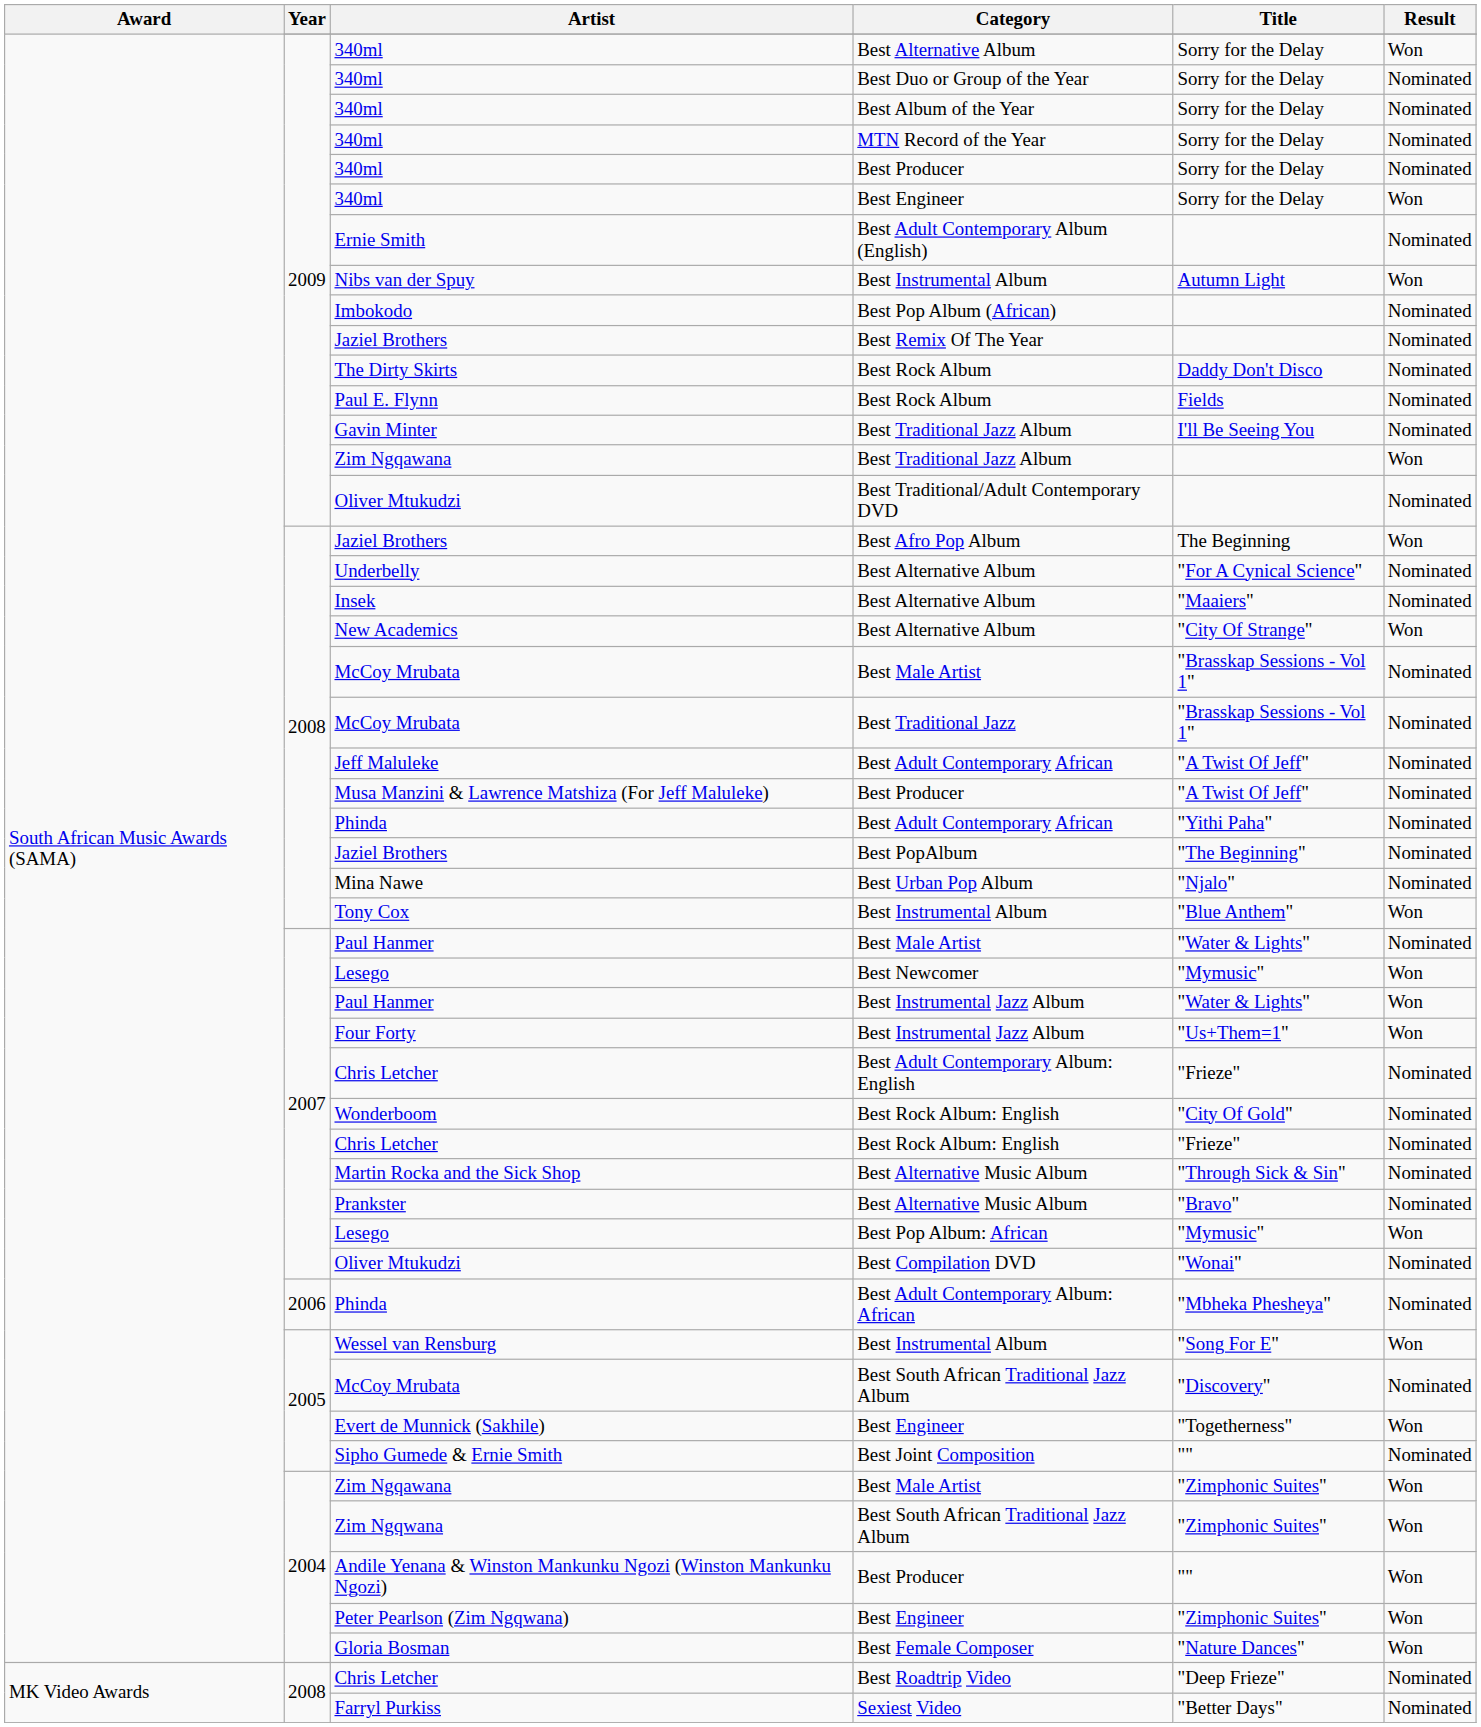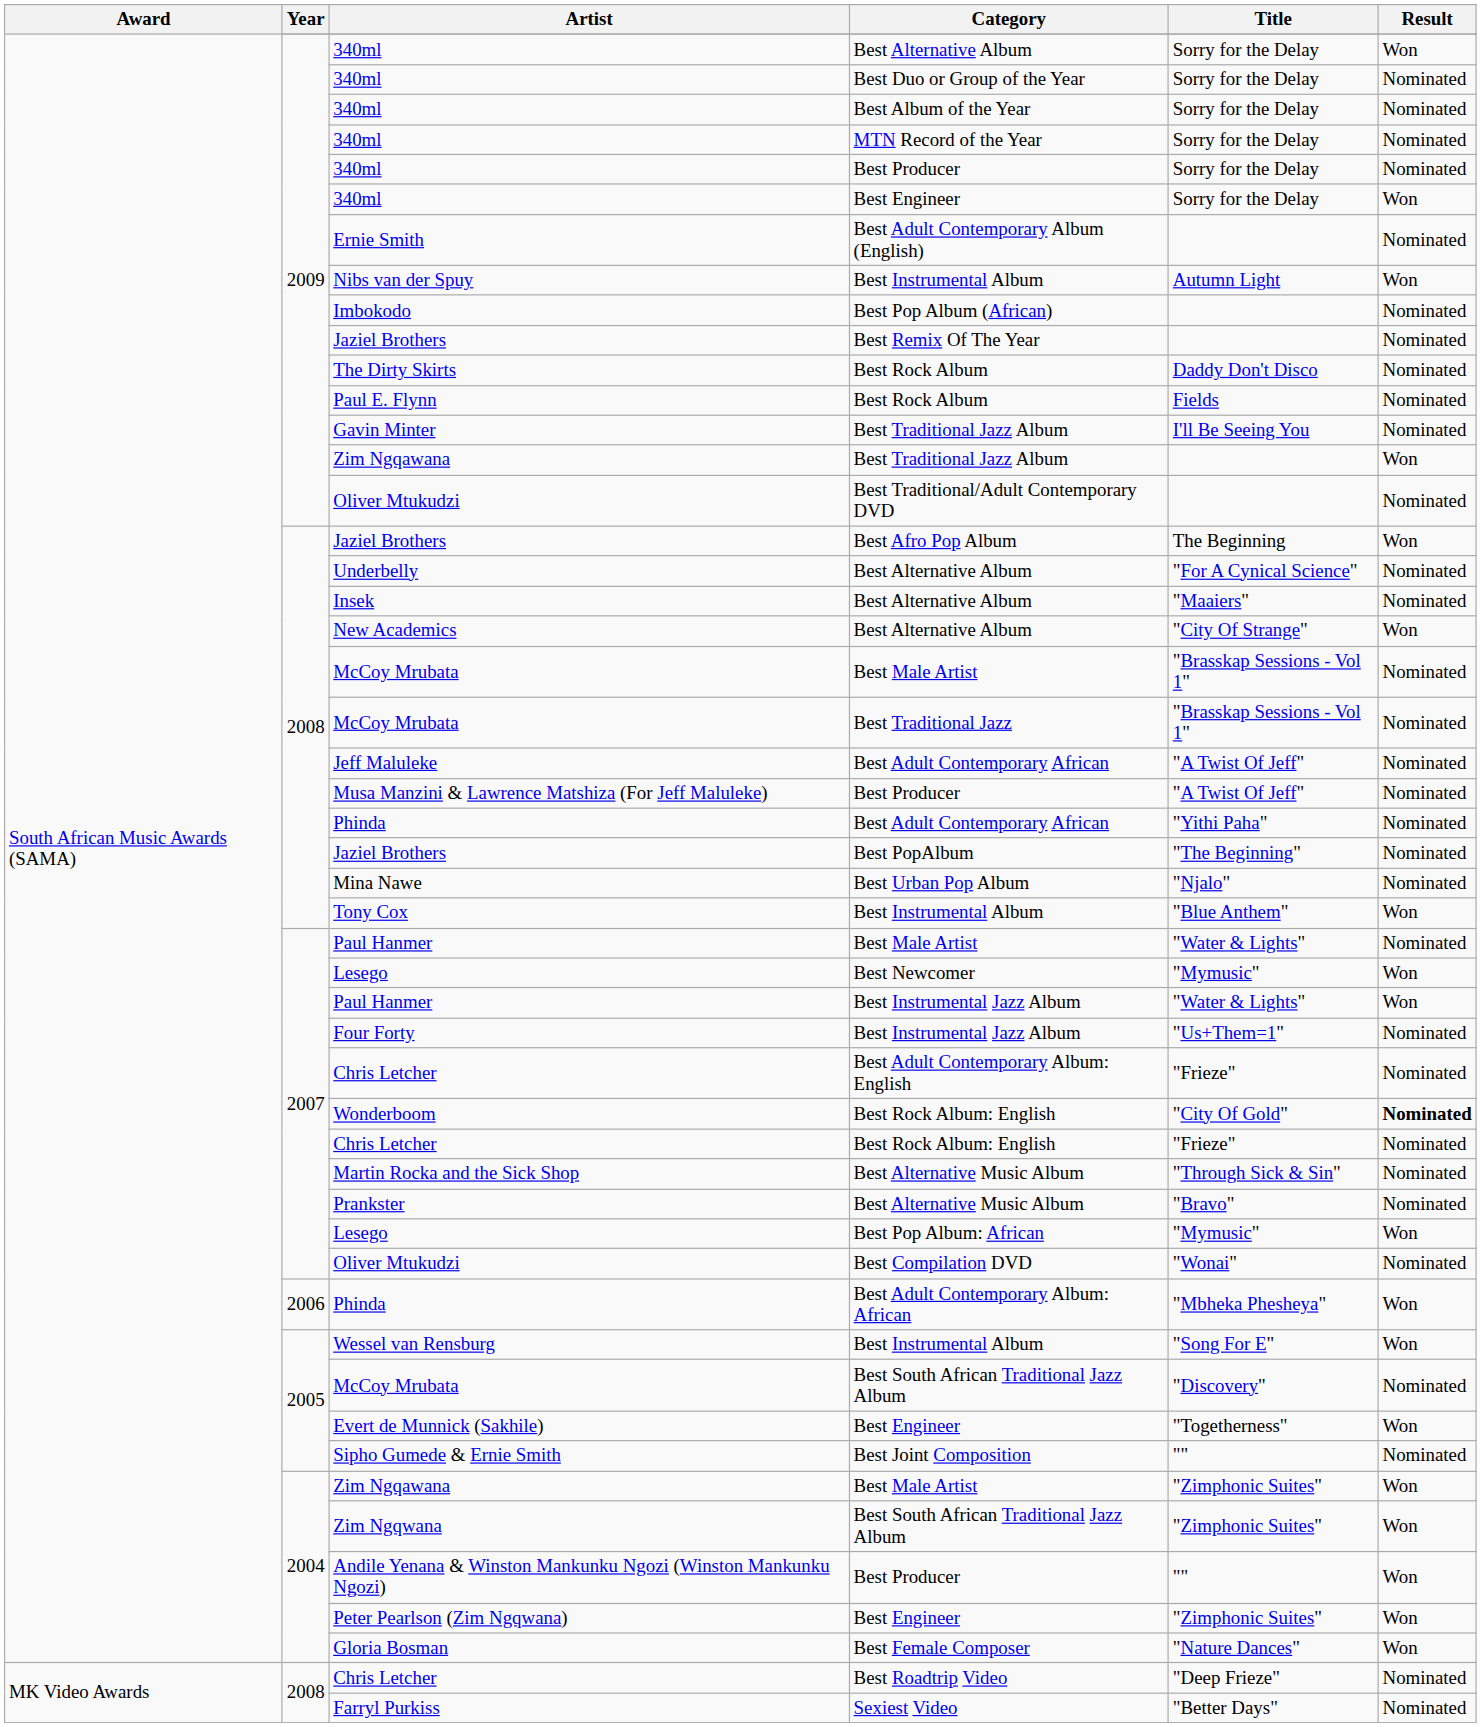(1405, 1032) Won -> (1424, 1032) Nominated
(1430, 1113) normal -> (1427, 1113) bold
(1430, 1304) Nominated -> (1400, 1304) Won
